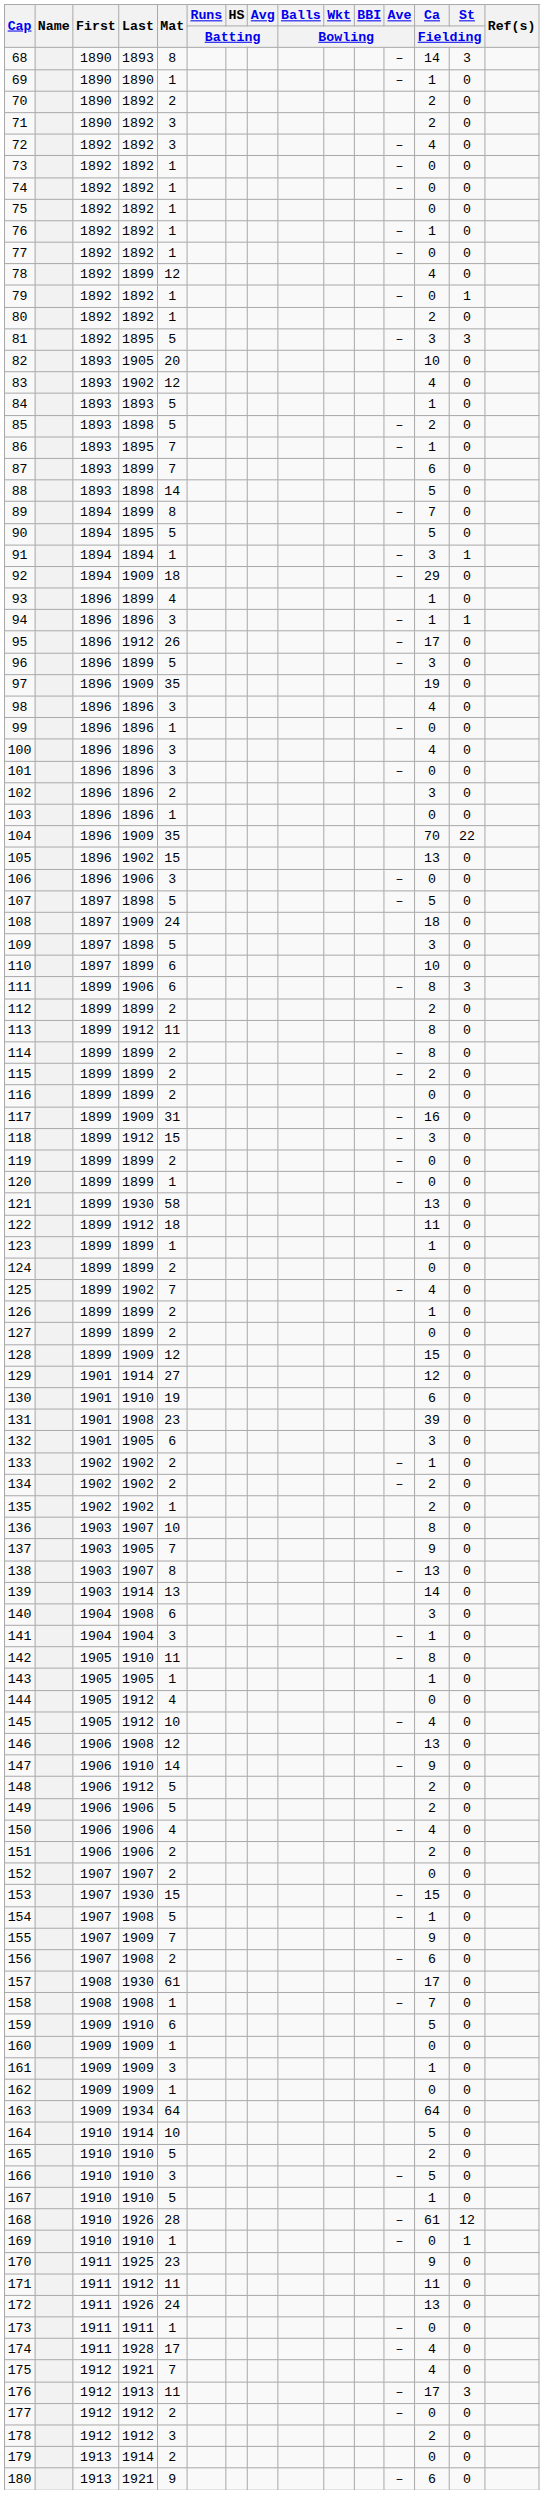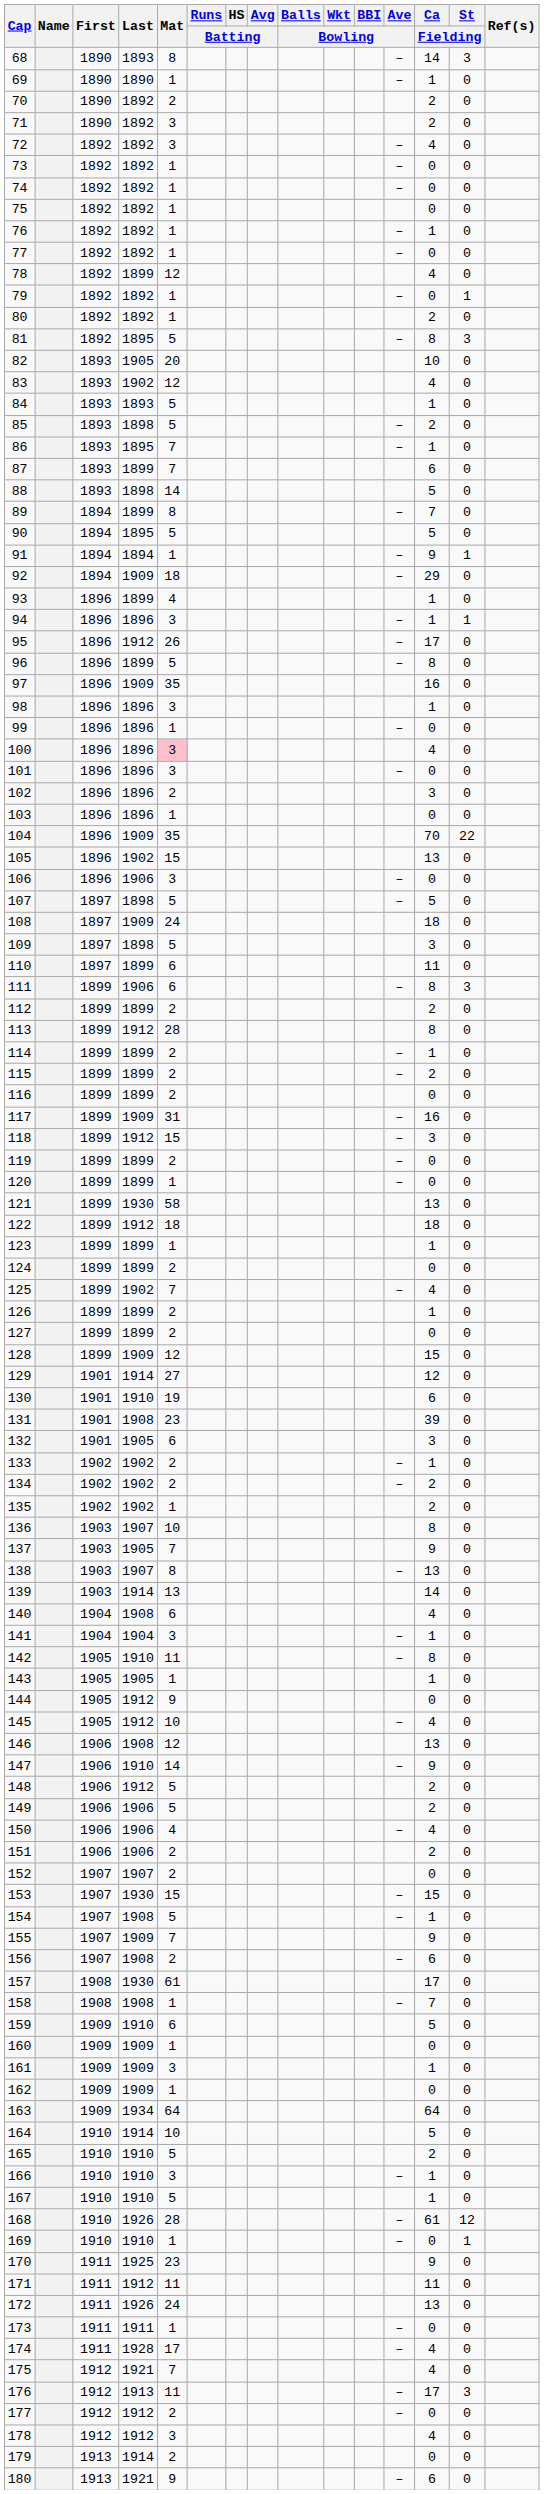(432, 339) 3 -> (432, 339) 8
(432, 556) 3 -> (432, 556) 9
(432, 664) 3 -> (432, 664) 8
(432, 685) 19 -> (432, 685) 16
(432, 707) 4 -> (432, 707) 1
(172, 750) no background -> (172, 750) pink background
(432, 966) 10 -> (432, 966) 11
(172, 1031) 11 -> (172, 1031) 28
(432, 1053) 8 -> (432, 1053) 1
(432, 1226) 11 -> (432, 1226) 18
(432, 1615) 3 -> (432, 1615) 4
(172, 1701) 4 -> (172, 1701) 9
(432, 2176) 5 -> (432, 2176) 1
(432, 2436) 2 -> (432, 2436) 4
